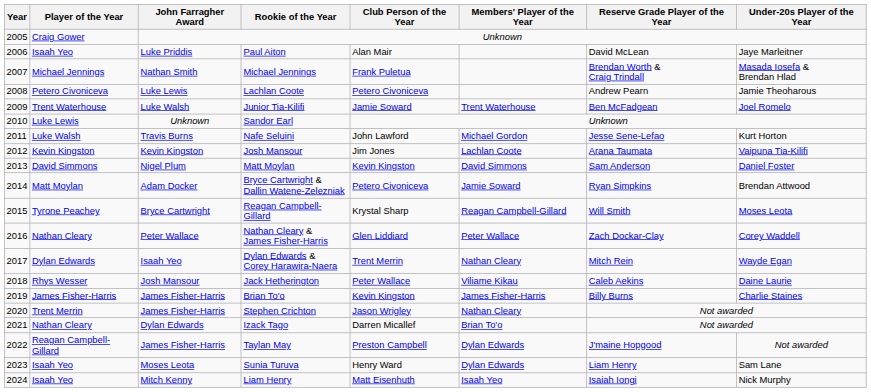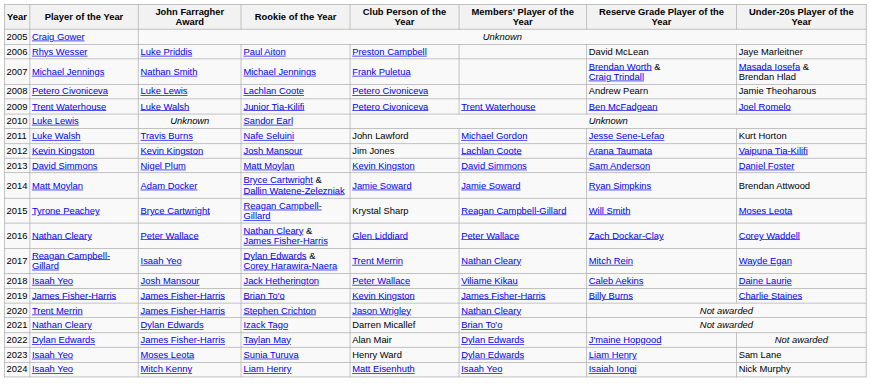(52, 51) Isaah Yeo -> (60, 51) Rhys Wesser
(372, 51) Alan Mair -> (389, 51) Preston Campbell
(382, 106) Jamie Soward -> (390, 106) Petero Civoniceva
(390, 185) Petero Civoniceva -> (382, 185) Jamie Soward
(63, 261) Dylan Edwards -> (71, 261) Reagan Campbell-Gillard
(60, 281) Rhys Wesser -> (52, 281) Isaah Yeo
(71, 345) Reagan Campbell-Gillard -> (63, 340) Dylan Edwards
(389, 345) Preston Campbell -> (372, 340) Alan Mair
